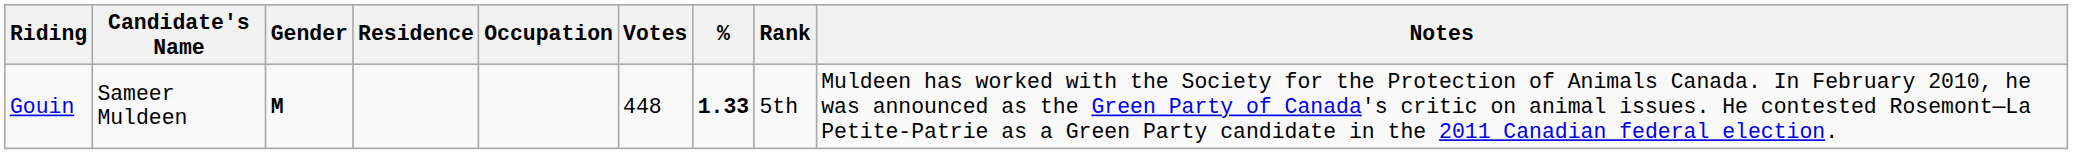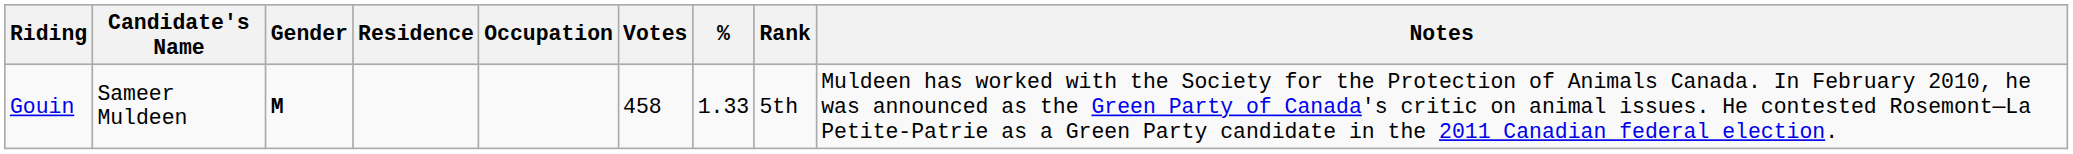(642, 107) 448 -> (642, 107) 458
(723, 107) bold -> (723, 107) normal
